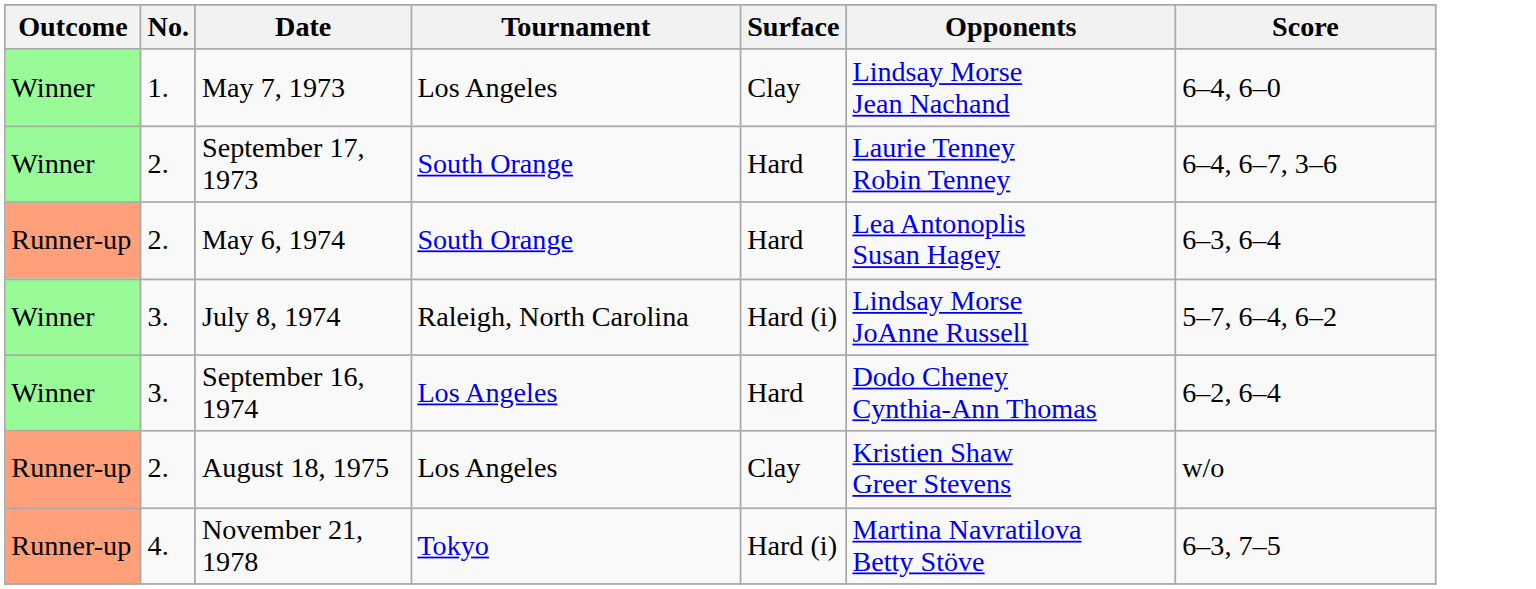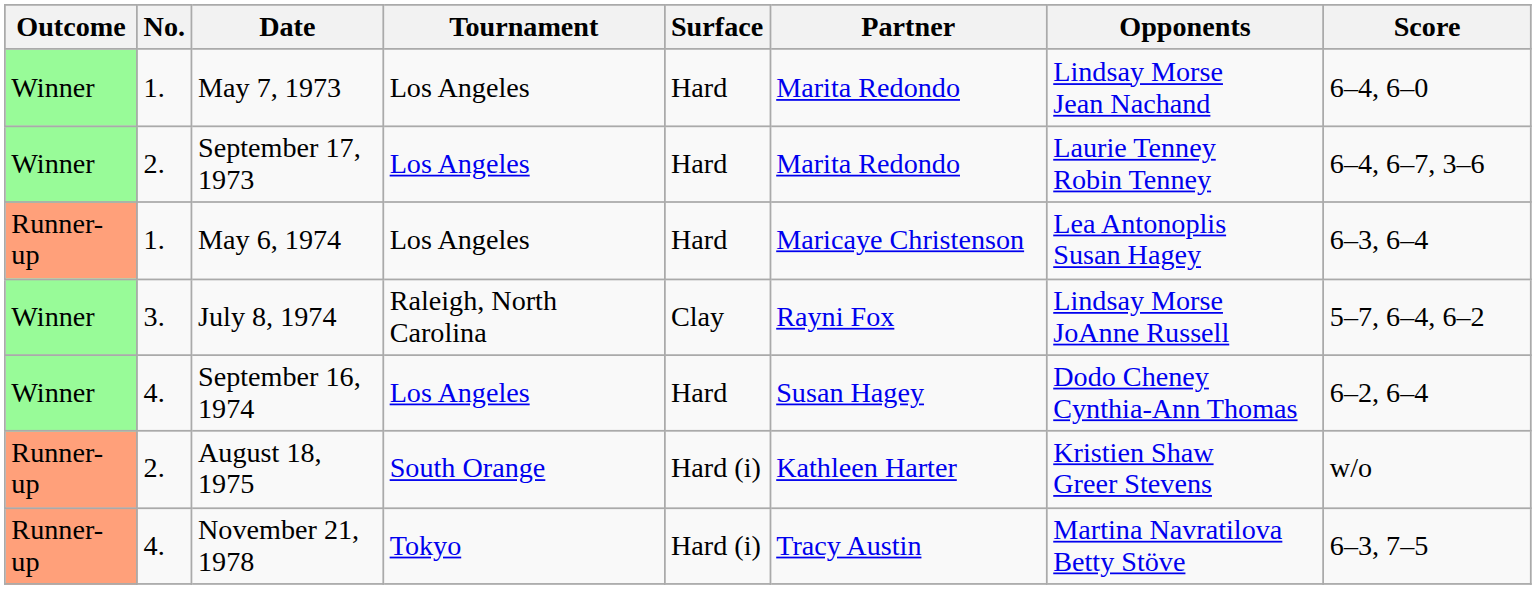+ column: (908, 26)
(774, 87) Clay -> (699, 87) Hard
(495, 163) South Orange -> (460, 163) Los Angeles
(158, 240) 2. -> (154, 240) 1.
(495, 240) South Orange -> (460, 240) Los Angeles
(792, 316) Hard (i) -> (698, 316) Clay
(158, 392) 3. -> (154, 392) 4.
(487, 469) Los Angeles -> (467, 469) South Orange
(774, 469) Clay -> (716, 469) Hard (i)
